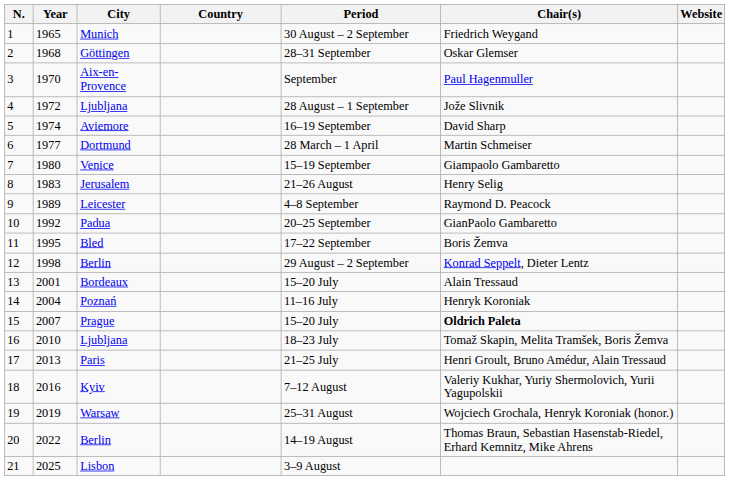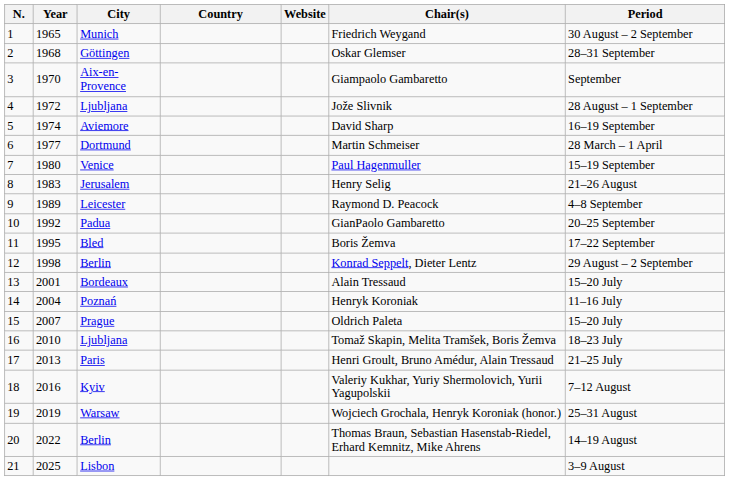columns swapped: (361, 14) <-> (701, 14)
(488, 79) Paul Hagenmuller -> (389, 79) Giampaolo Gambaretto
(502, 164) Giampaolo Gambaretto -> (376, 164) Paul Hagenmuller
(482, 321) bold -> (367, 321) normal
